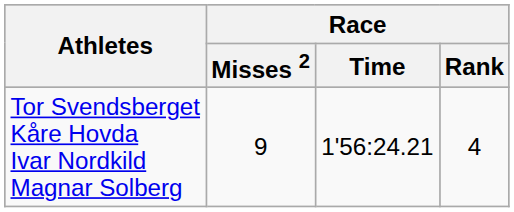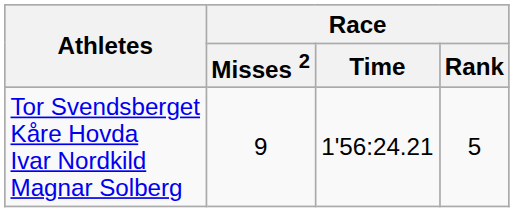(474, 147) 4 -> (474, 147) 5
